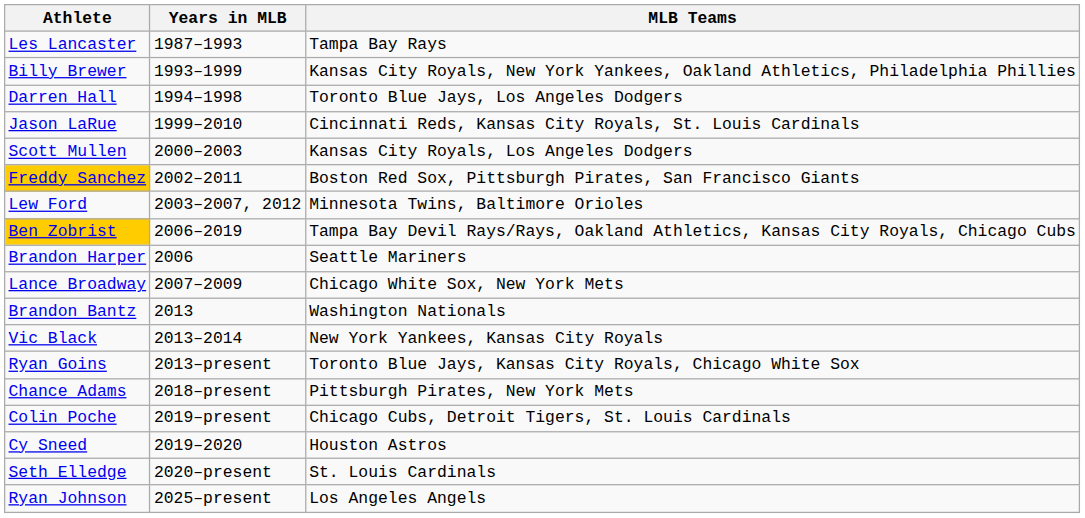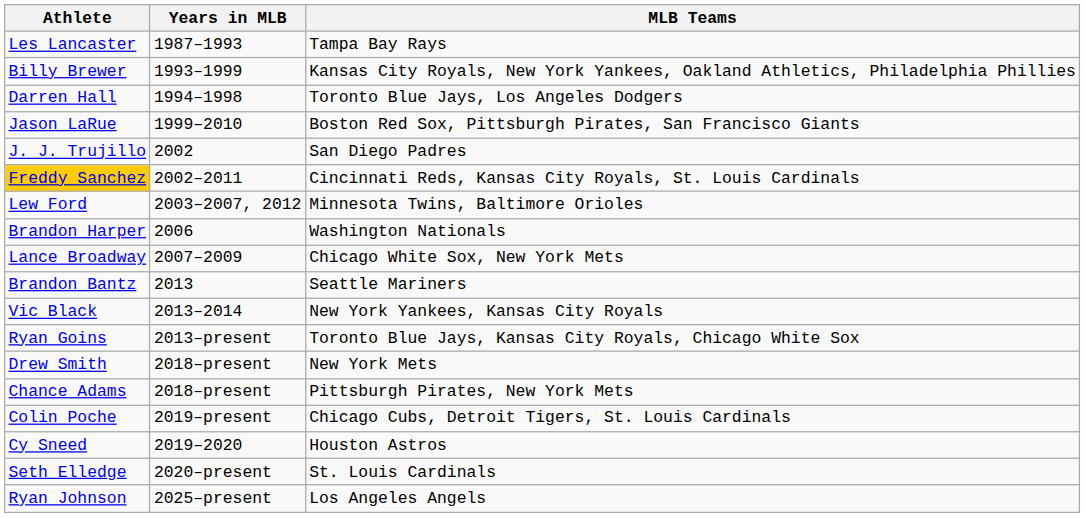(584, 125) Cincinnati Reds, Kansas City Royals, St. Louis Cardinals -> (584, 125) Boston Red Sox, Pittsburgh Pirates, San Francisco Giants
- row: (68, 151)
+ row: (77, 151)
(584, 178) Boston Red Sox, Pittsburgh Pirates, San Francisco Giants -> (584, 178) Cincinnati Reds, Kansas City Royals, St. Louis Cardinals
- row: (63, 232)
(388, 258) Seattle Mariners -> (407, 232) Washington Nationals
(407, 312) Washington Nationals -> (388, 285) Seattle Mariners
+ row: (58, 365)
